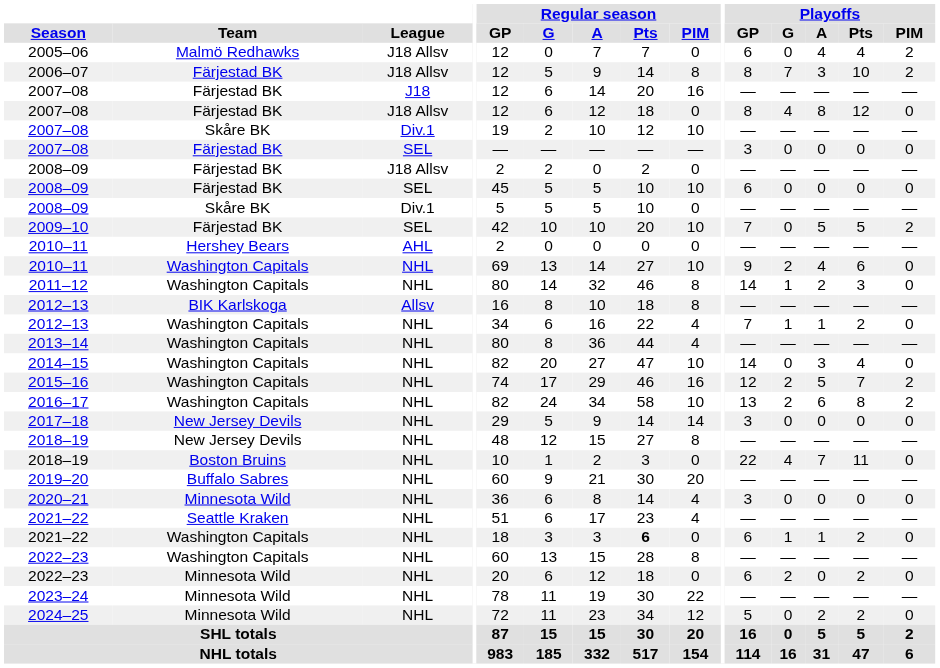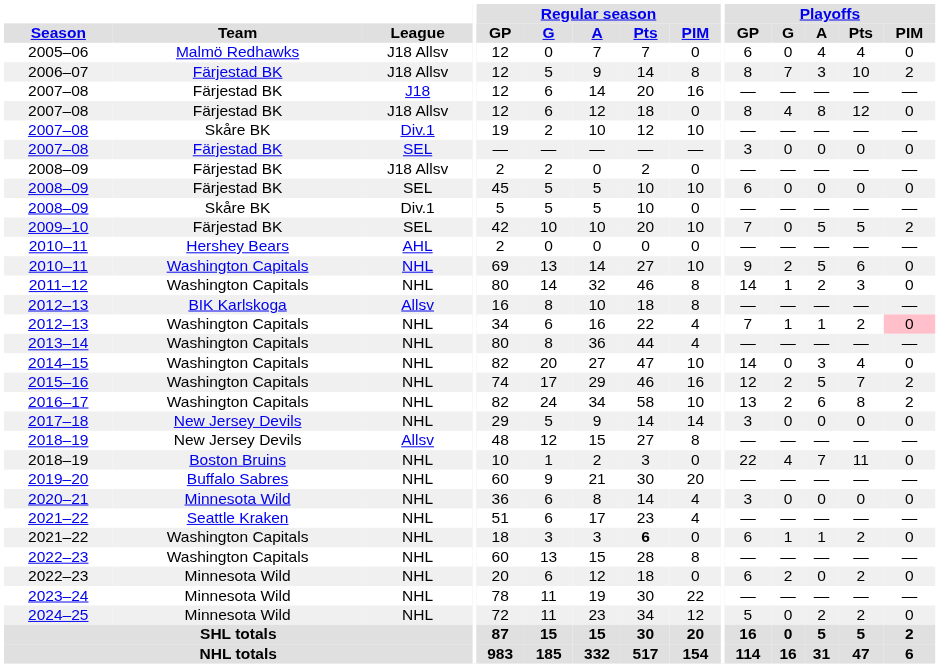(909, 52) 2 -> (909, 52) 0
(822, 265) 4 -> (822, 265) 5
(909, 324) no background -> (909, 324) pink background
(418, 440) NHL -> (418, 440) Allsv
